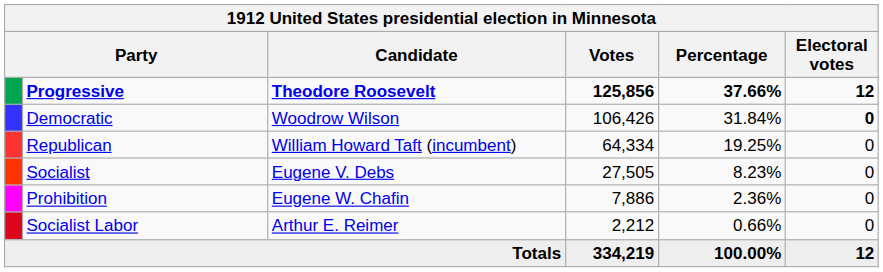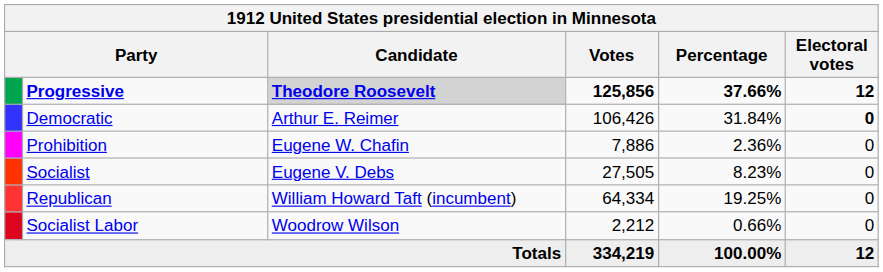(354, 91) no background -> (354, 91) lightgrey background
(335, 118) Woodrow Wilson -> (335, 118) Arthur E. Reimer
rows swapped: (69, 145) <-> (67, 199)
(335, 226) Arthur E. Reimer -> (335, 226) Woodrow Wilson
